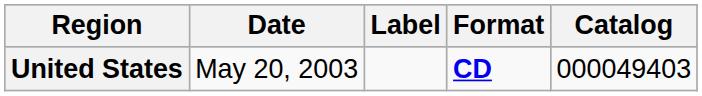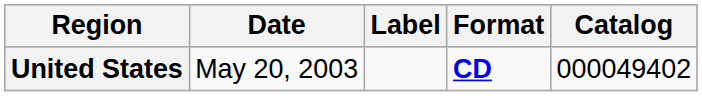(624, 68) 000049403 -> (624, 68) 000049402
